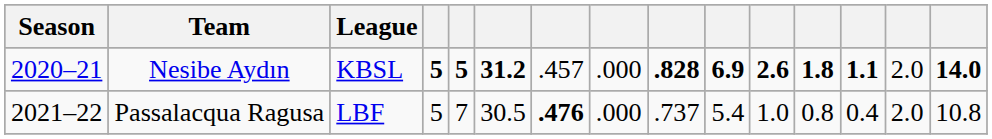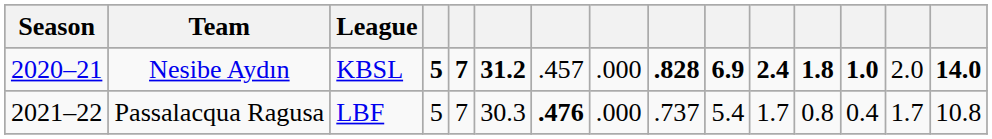(461, 69) 5 -> (461, 69) 7
(773, 69) 2.6 -> (773, 69) 2.4
(862, 69) 1.1 -> (862, 69) 1.0
(503, 112) 30.5 -> (503, 112) 30.3
(773, 112) 1.0 -> (773, 112) 1.7
(907, 112) 2.0 -> (907, 112) 1.7
